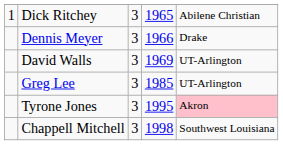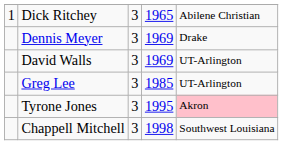(159, 38) 1966 -> (159, 38) 1969
